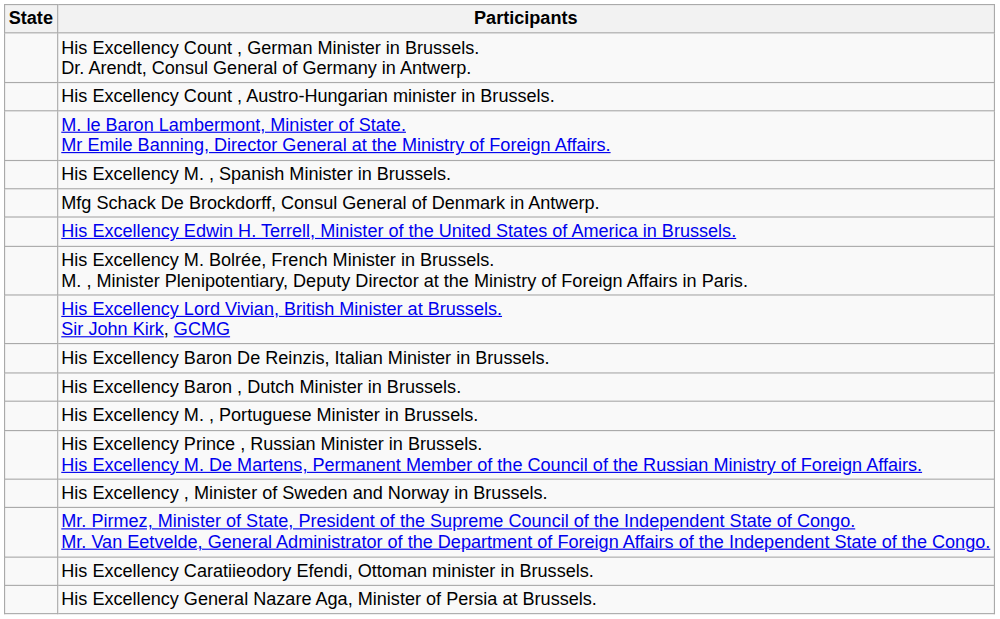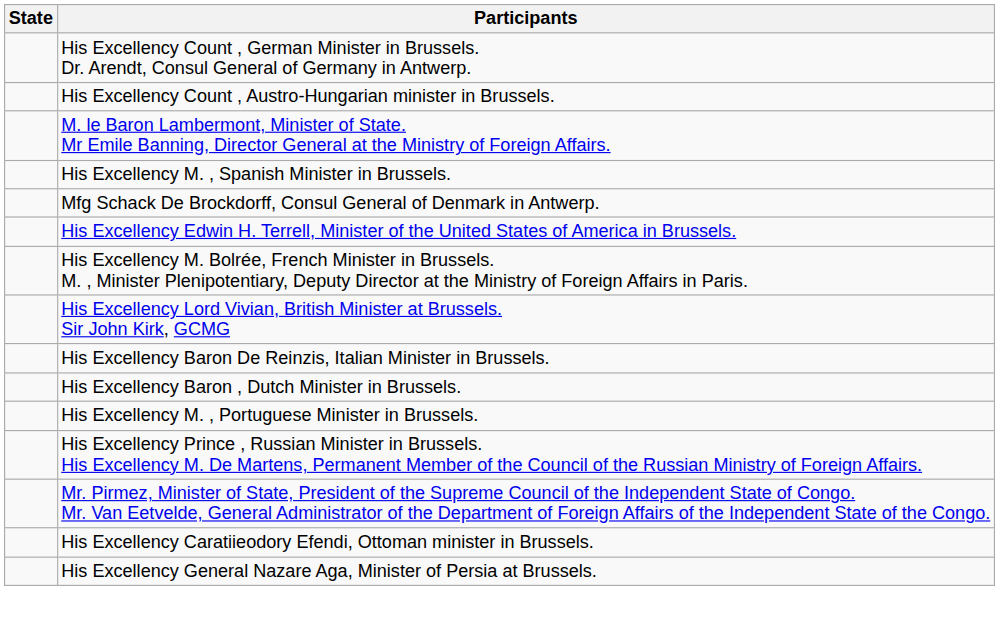- row: (304, 493)
